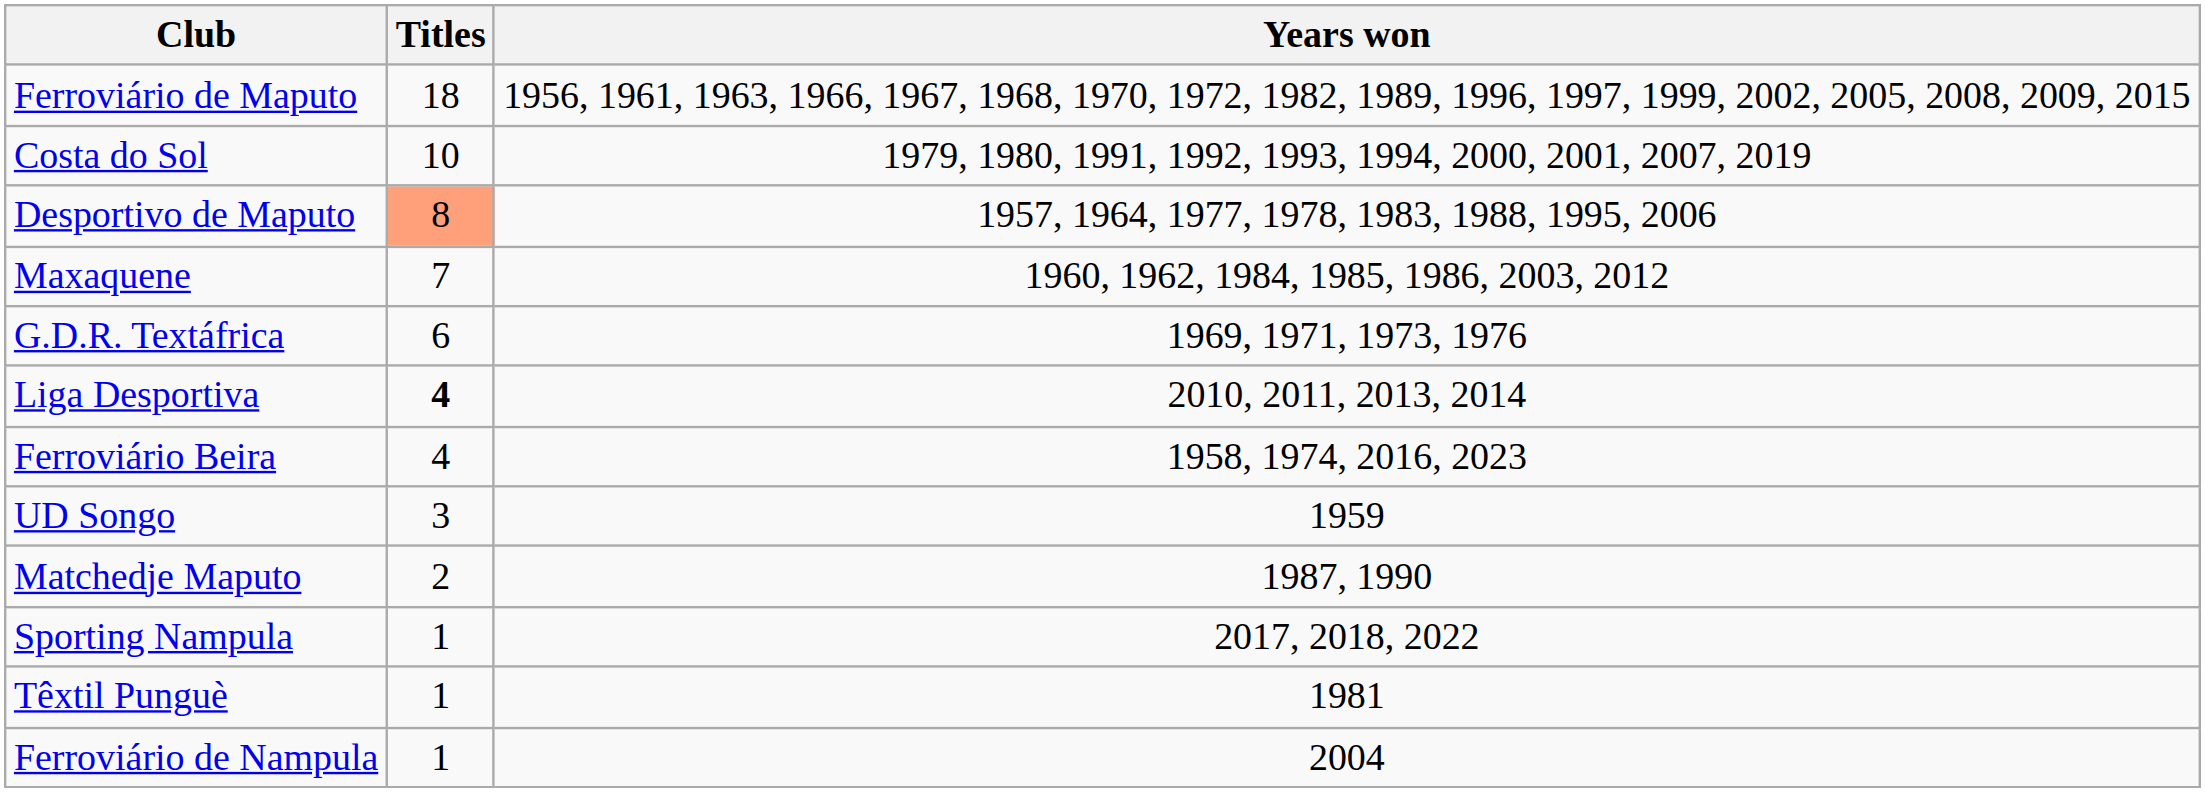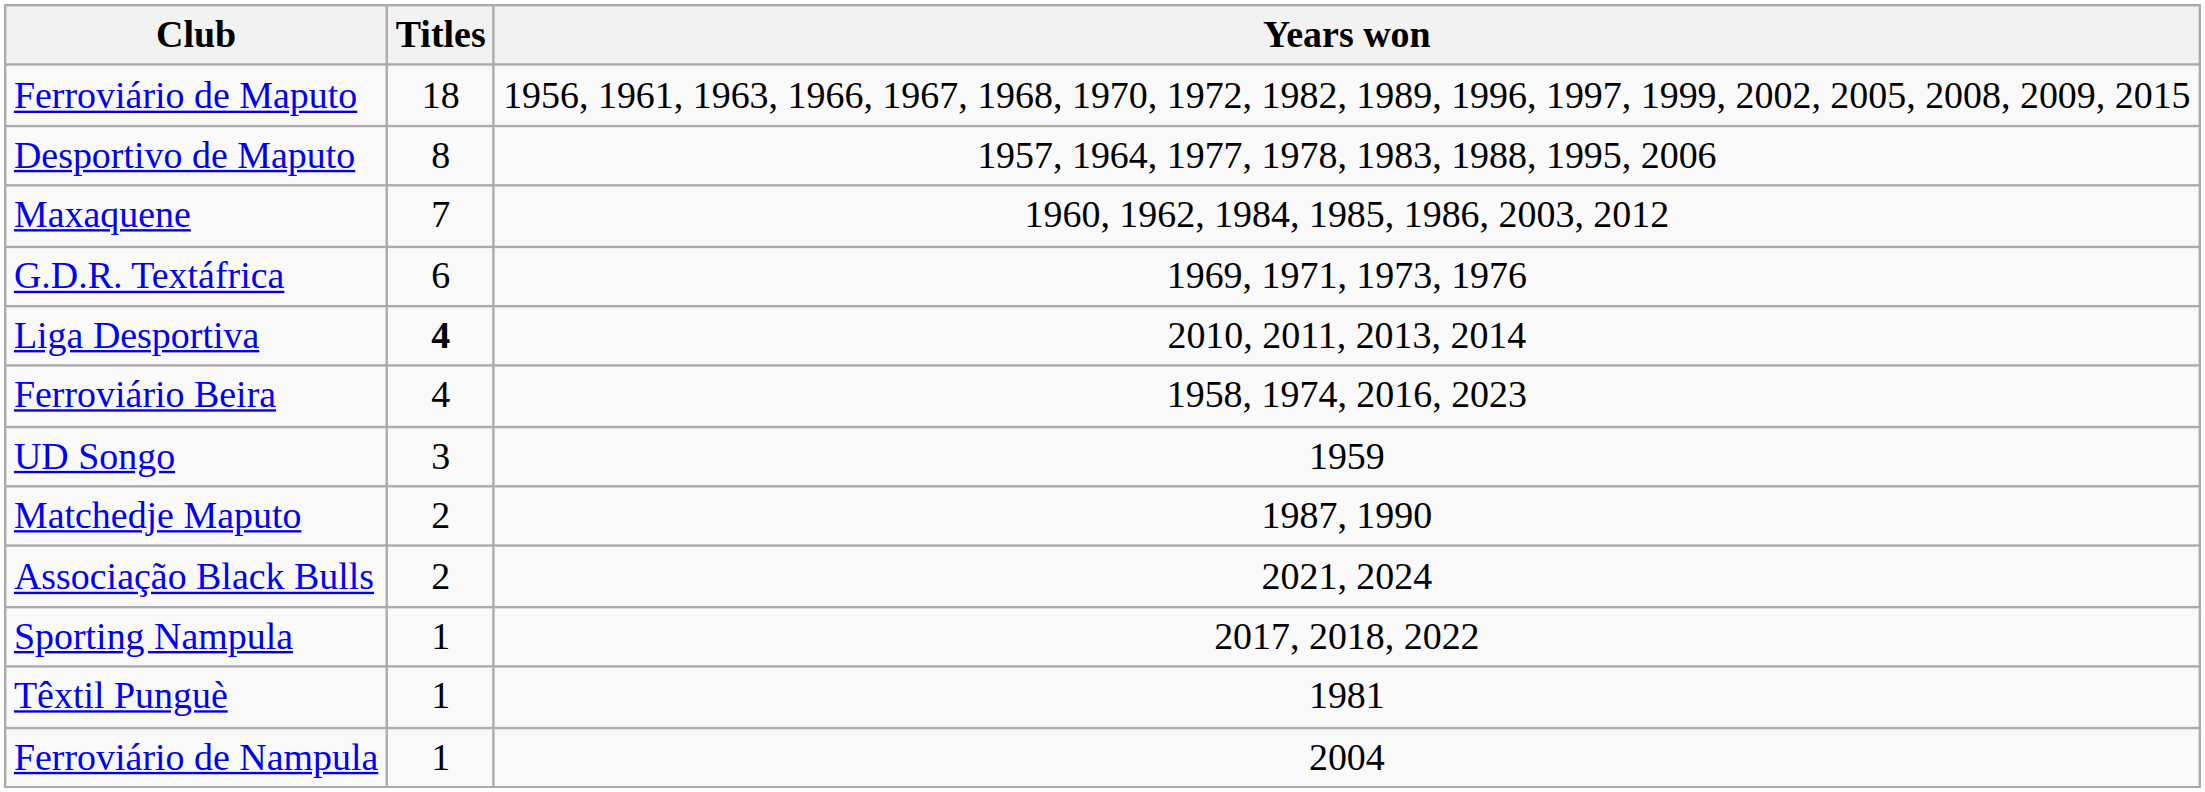- row: (111, 154)
(441, 214) lightsalmon background -> (441, 154) no background
+ row: (194, 575)
